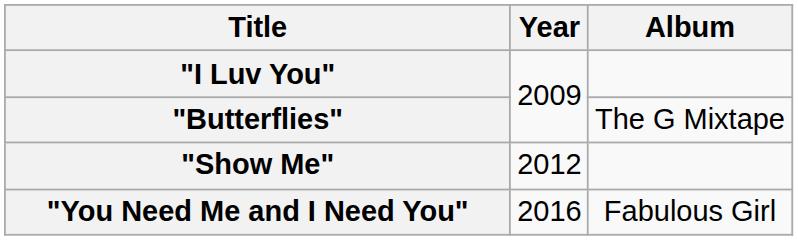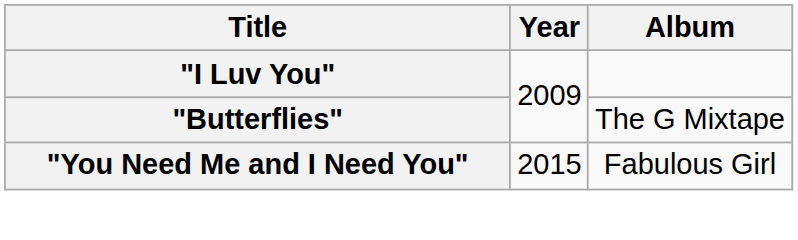- row: (258, 165)
(549, 211) 2016 -> (549, 165) 2015
